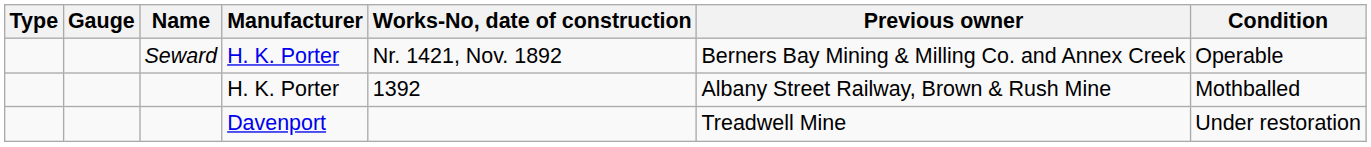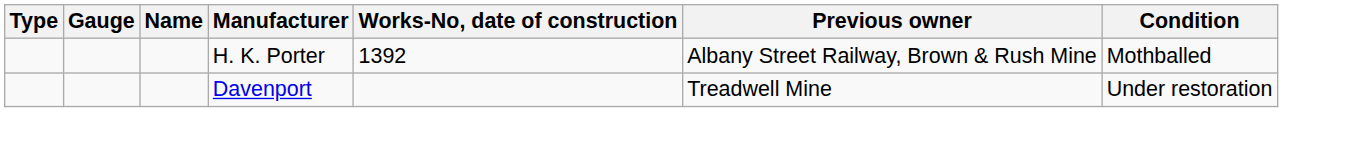- row: (181, 55)
